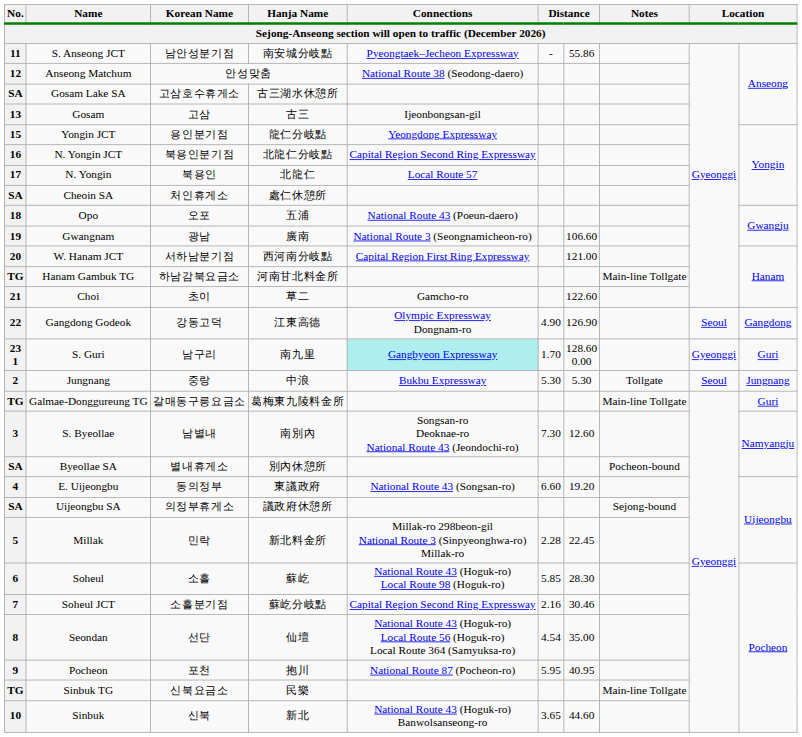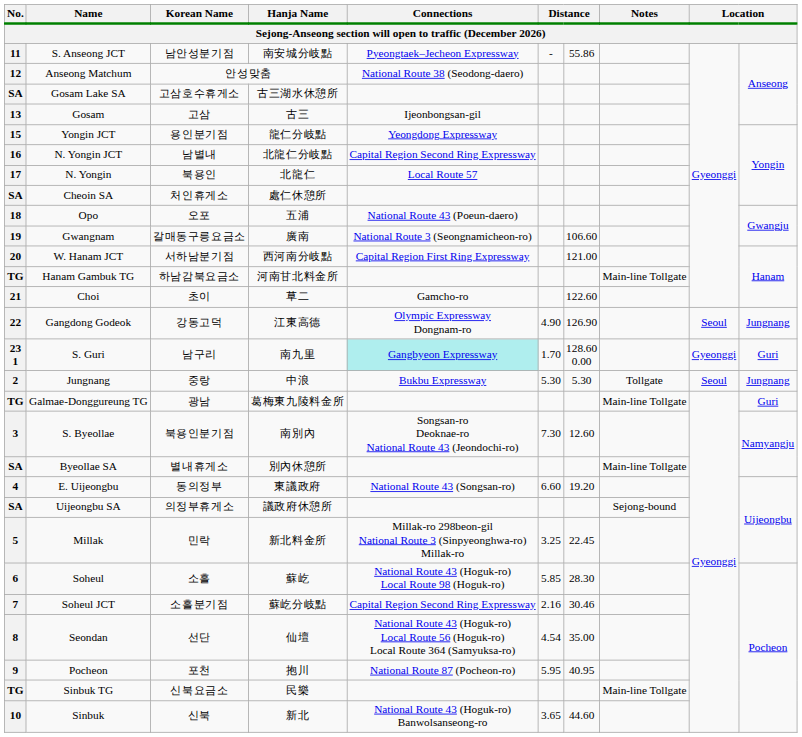(199, 154) 북용인분기점 -> (199, 154) 남별내
(199, 235) 광남 -> (199, 235) 갈매동구릉요금소
(768, 322) Gangdong -> (768, 322) Jungnang
(199, 400) 갈매동구릉요금소 -> (199, 400) 광남
(199, 433) 남별내 -> (199, 433) 북용인분기점
(644, 466) Pocheon-bound -> (644, 466) Main-line Tollgate
(551, 539) 2.28 -> (551, 539) 3.25
